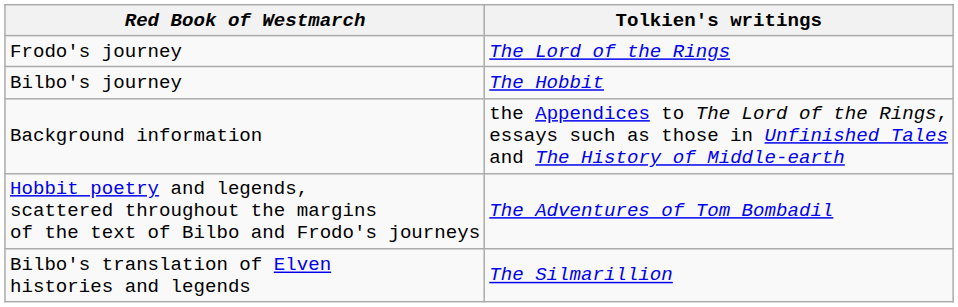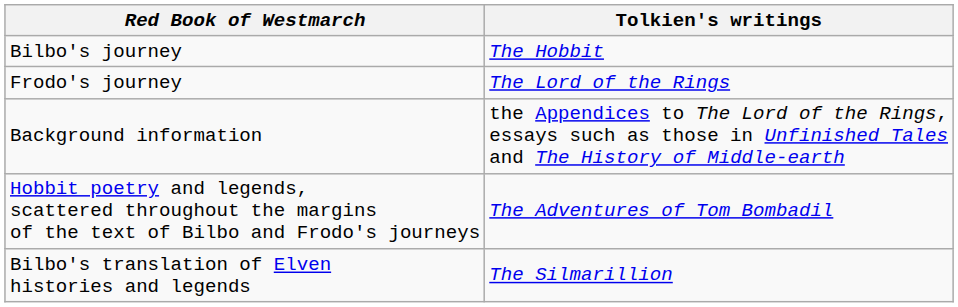rows swapped: (96, 83) <-> (96, 51)
